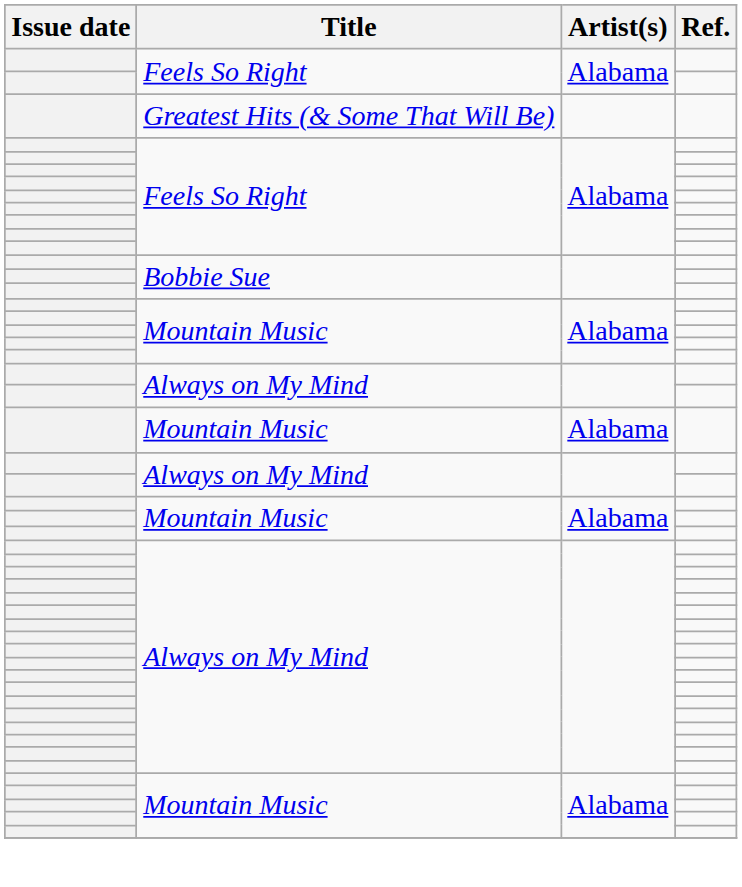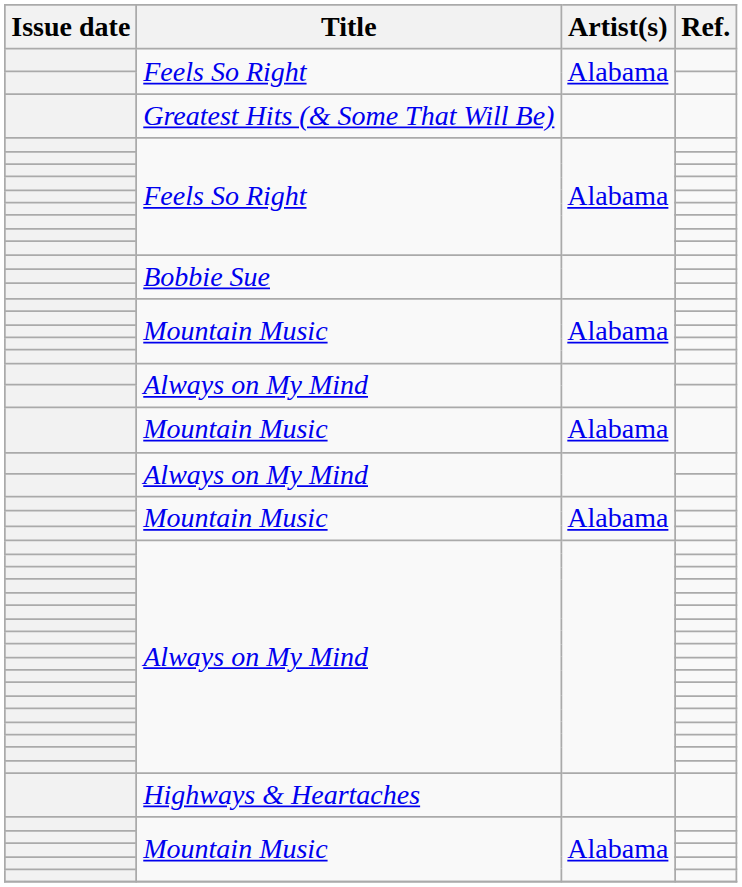+ row: (282, 794)
